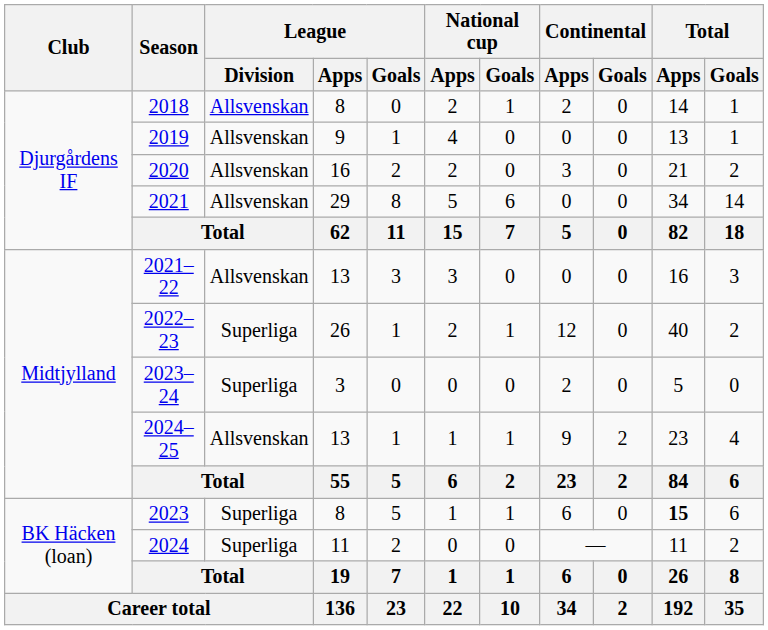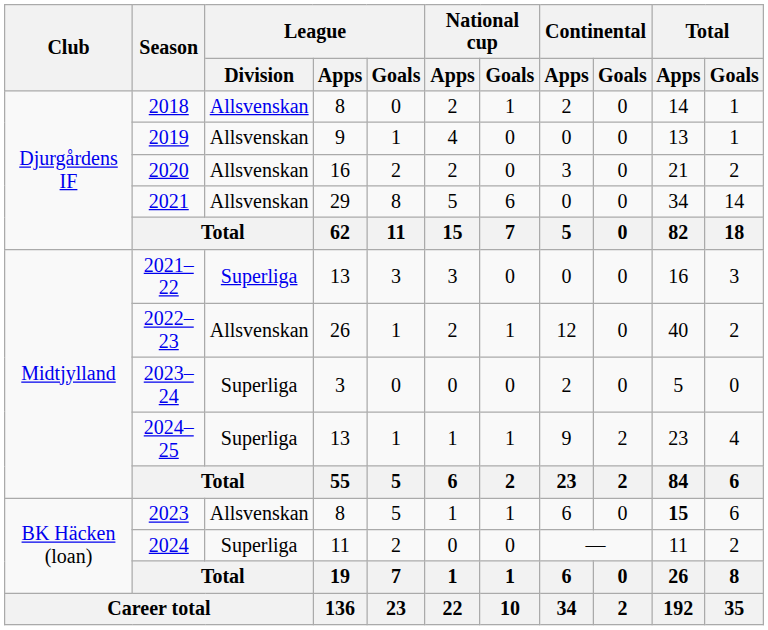(259, 276) Allsvenskan -> (259, 276) Superliga
(259, 330) Superliga -> (259, 330) Allsvenskan
(259, 438) Allsvenskan -> (259, 438) Superliga
(259, 513) Superliga -> (259, 513) Allsvenskan
